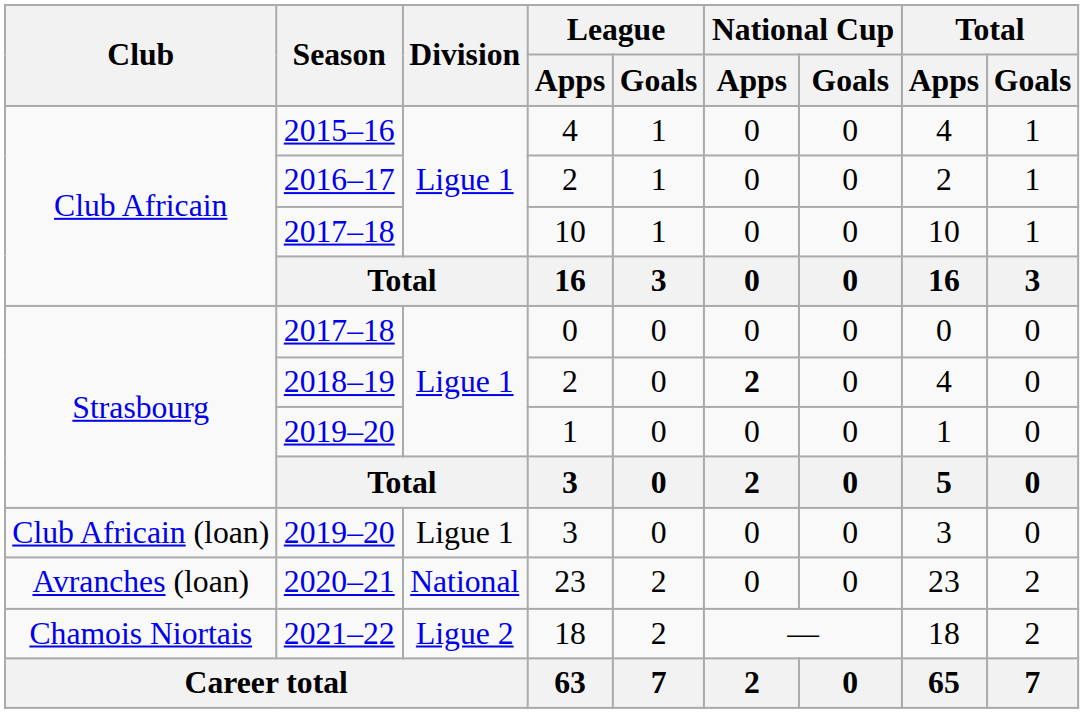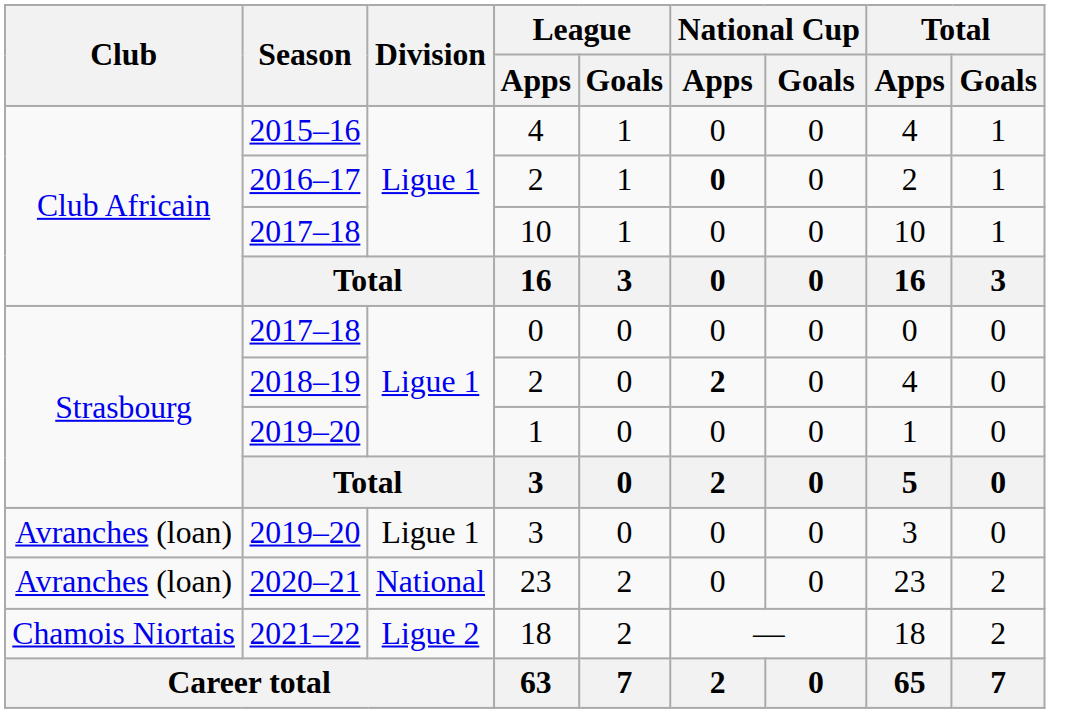(752, 180) normal -> (718, 180) bold
(141, 532) Club Africain (loan) -> (124, 532) Avranches (loan)
